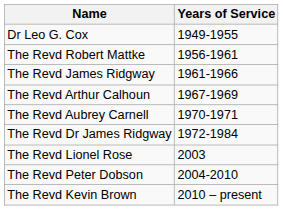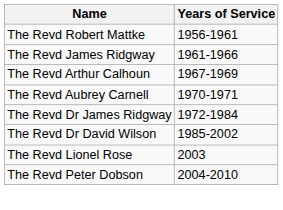- row: (48, 34)
+ row: (82, 134)
- row: (72, 194)
